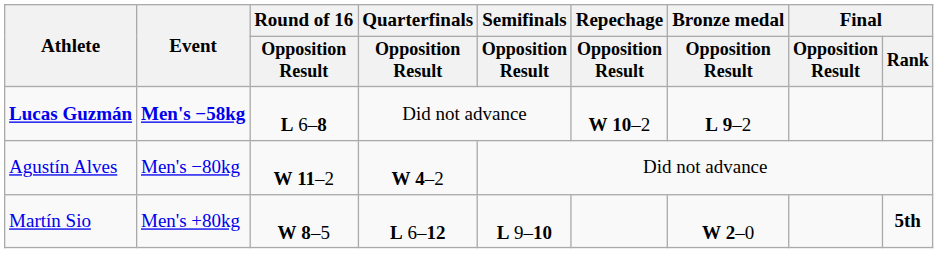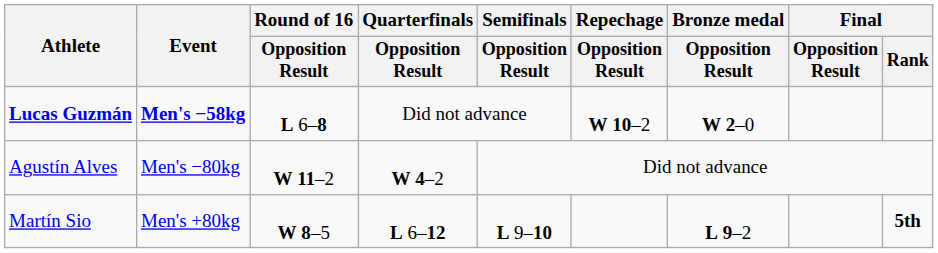(728, 125) L 9–2 -> (728, 125) W 2–0
(728, 232) W 2–0 -> (728, 232) L 9–2
